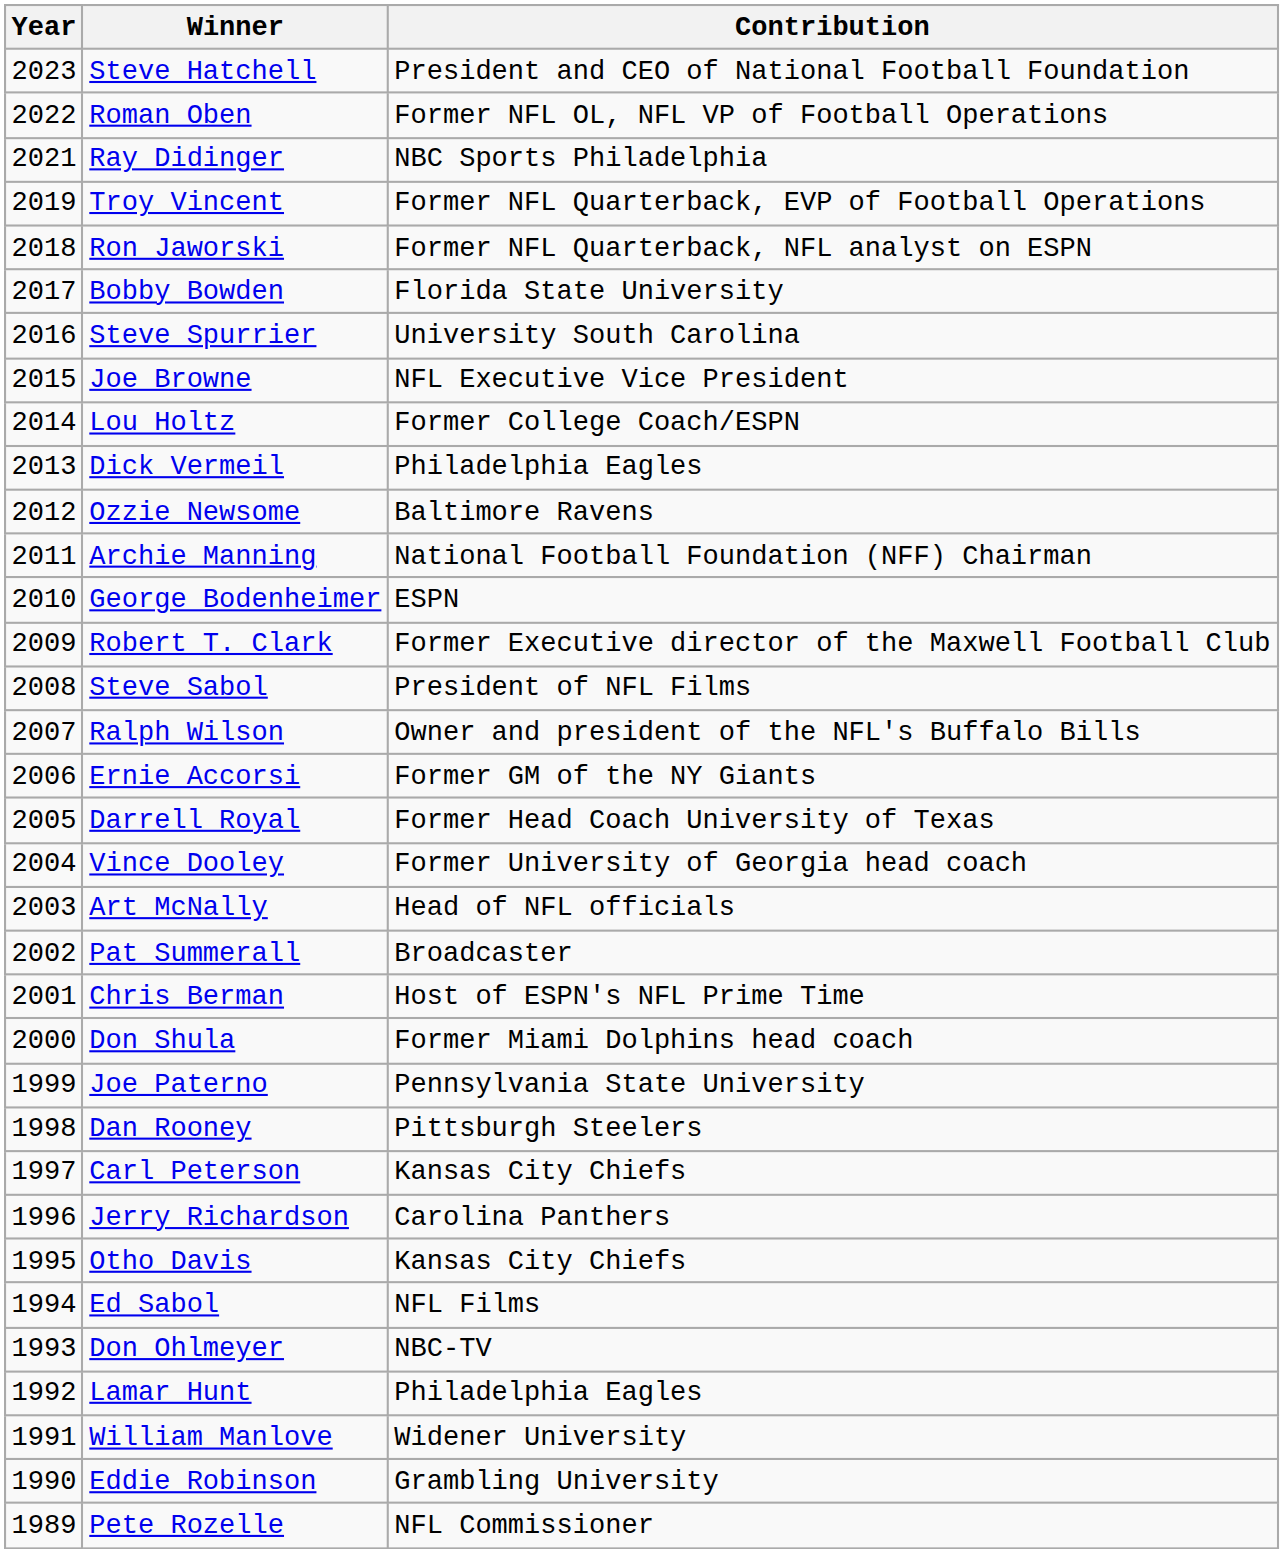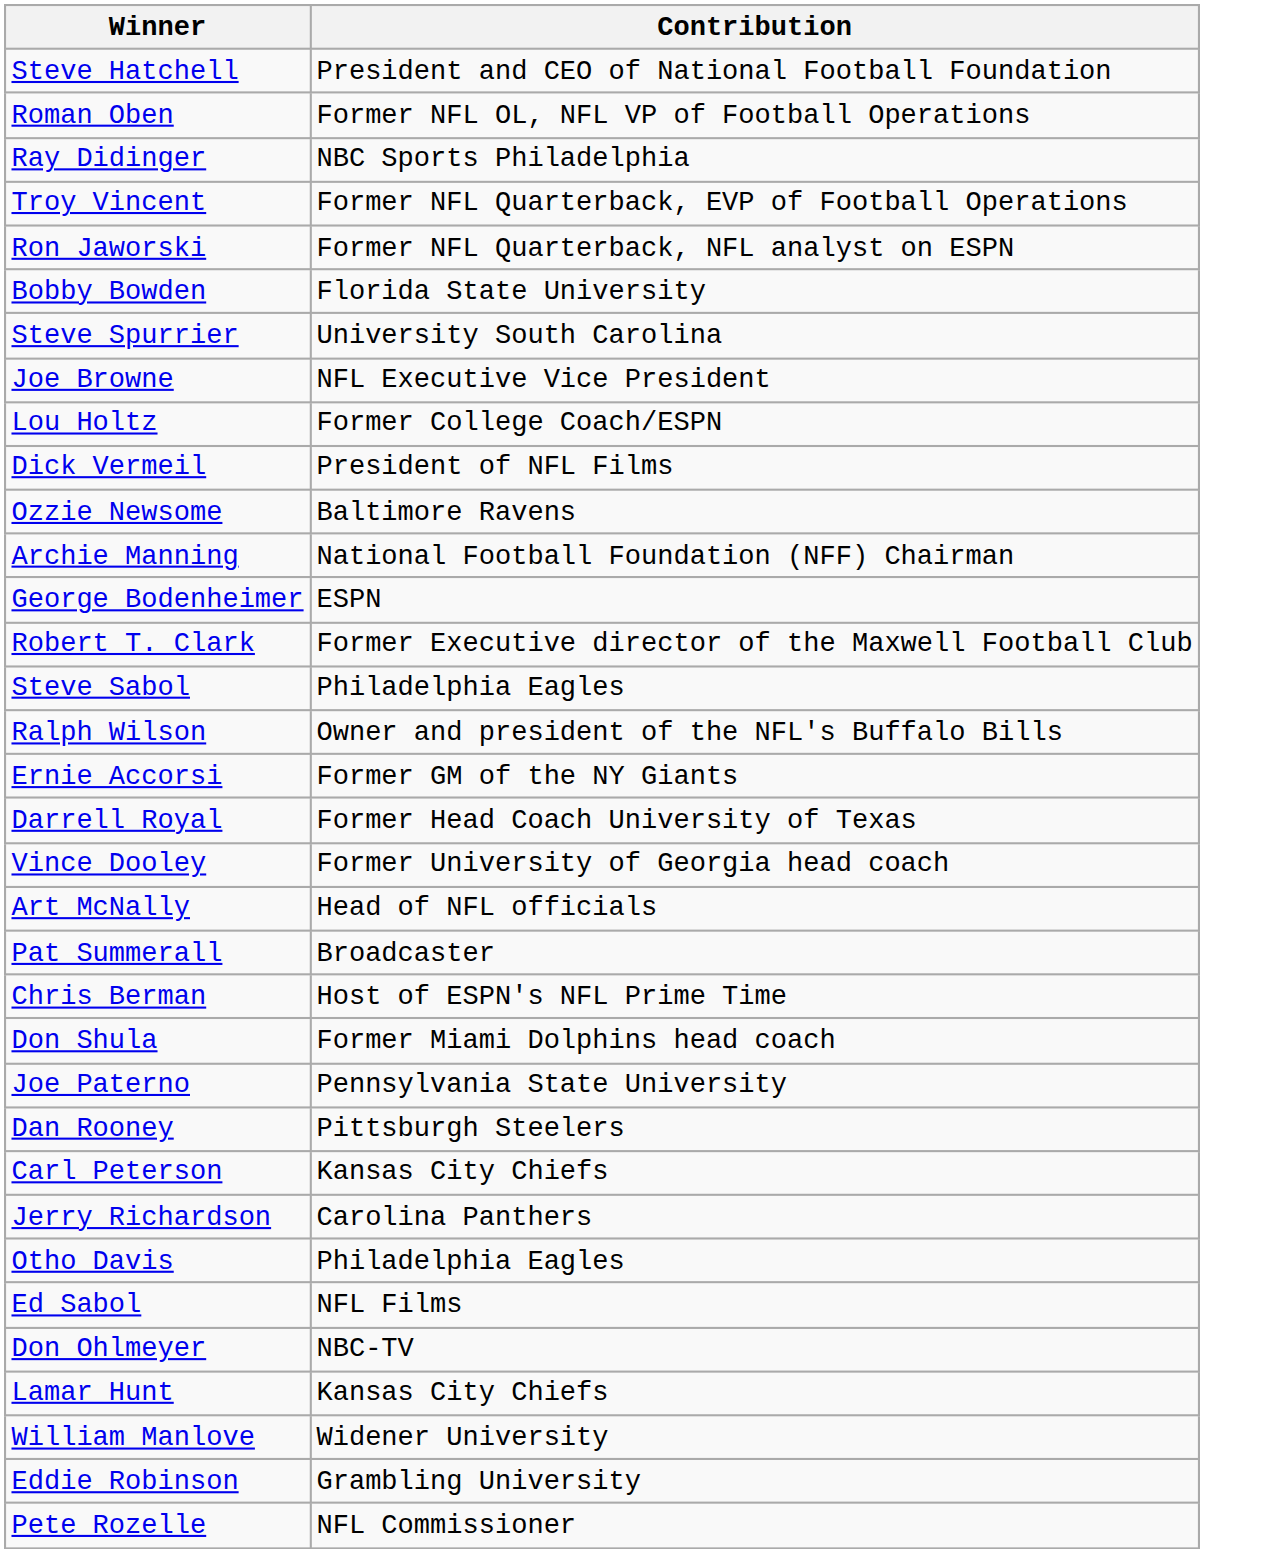- column: (44, 27)
(548, 468) Philadelphia Eagles -> (495, 468) President of NFL Films
(573, 688) President of NFL Films -> (471, 688) Philadelphia Eagles
(540, 1261) Kansas City Chiefs -> (471, 1261) Philadelphia Eagles
(548, 1393) Philadelphia Eagles -> (463, 1393) Kansas City Chiefs
